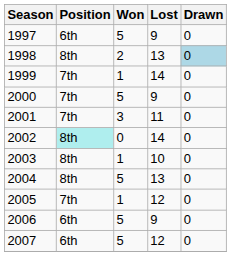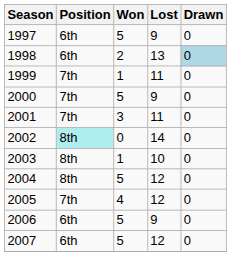(68, 55) 8th -> (68, 55) 6th
(158, 76) 14 -> (157, 76) 11
(158, 179) 13 -> (158, 179) 12
(120, 199) 1 -> (120, 199) 4
